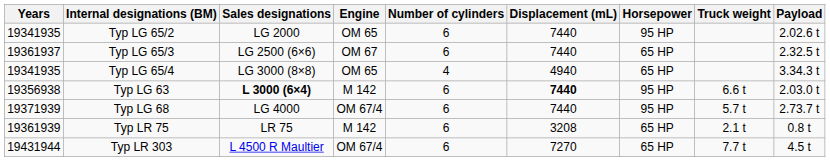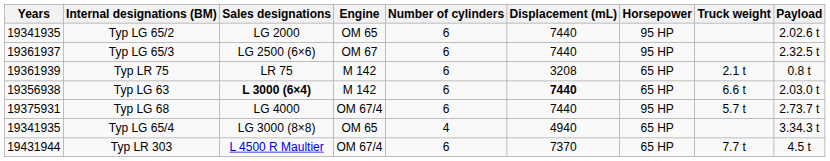(657, 52) 65 HP -> (657, 52) 95 HP
rows swapped: (141, 71) <-> (141, 128)
(657, 90) 95 HP -> (657, 90) 65 HP
(34, 109) 19371939 -> (34, 109) 19375931
(563, 147) 7270 -> (563, 147) 7370
